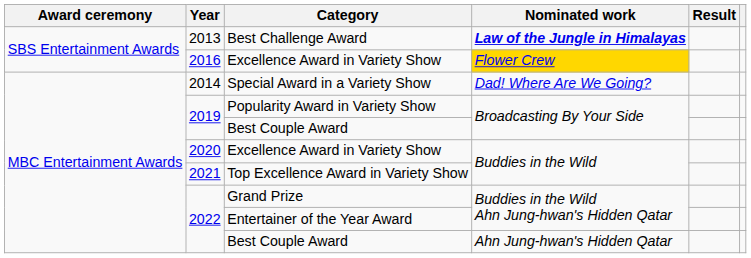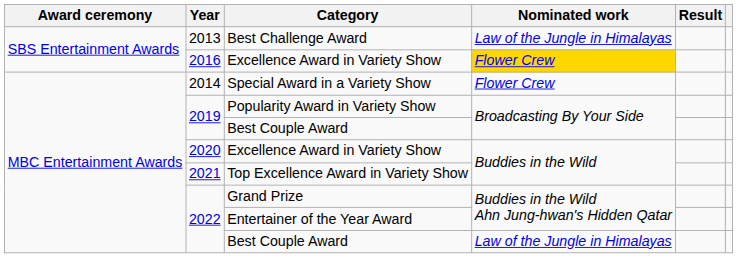(580, 38) bold -> (573, 38) normal
(563, 83) Dad! Where Are We Going? -> (515, 83) Flower Crew
(573, 241) Ahn Jung-hwan's Hidden Qatar -> (573, 241) Law of the Jungle in Himalayas
